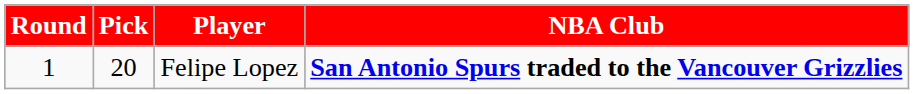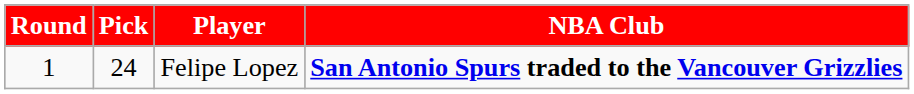(124, 66) 20 -> (124, 66) 24
